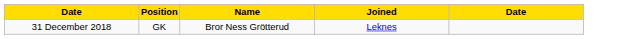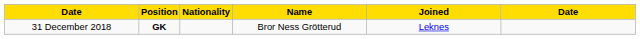+ column: (206, 12)
(159, 27) normal -> (159, 27) bold
